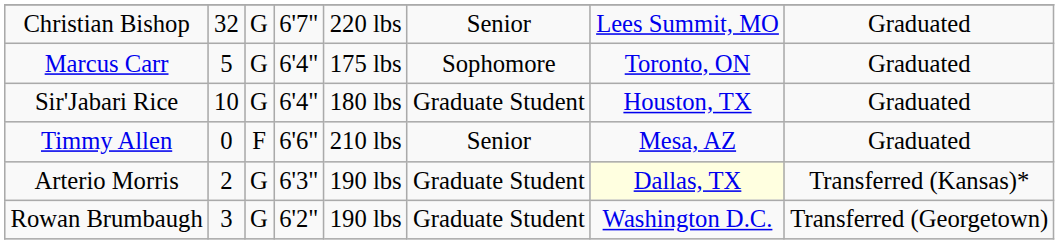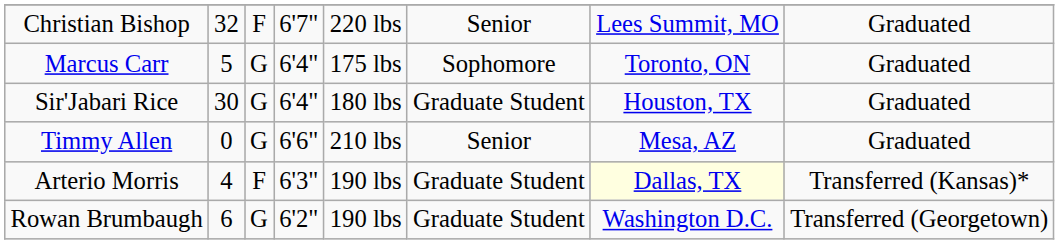(259, 24) G -> (259, 24) F
(226, 102) 10 -> (226, 102) 30
(259, 141) F -> (259, 141) G
(226, 180) 2 -> (226, 180) 4
(259, 180) G -> (259, 180) F
(226, 219) 3 -> (226, 219) 6
